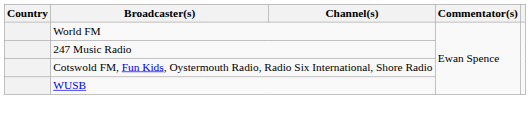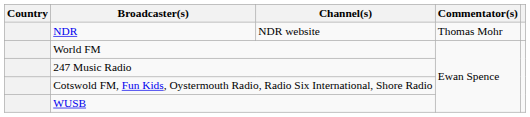+ row: (65, 31)
